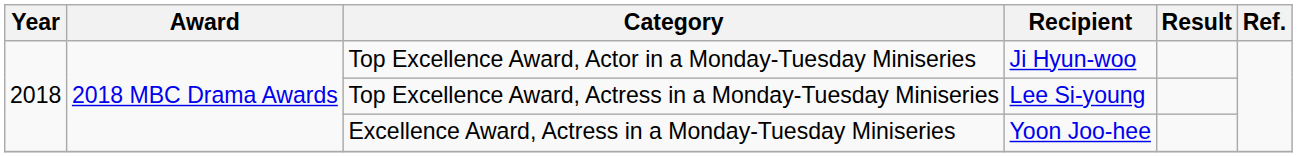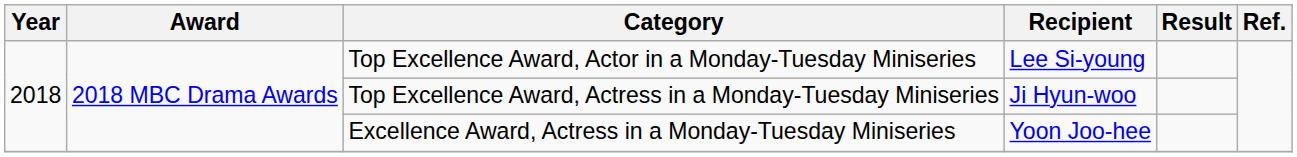(1073, 59) Ji Hyun-woo -> (1078, 59) Lee Si-young
(1078, 95) Lee Si-young -> (1073, 95) Ji Hyun-woo
